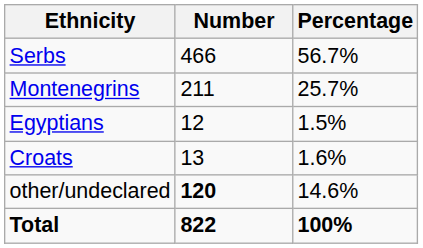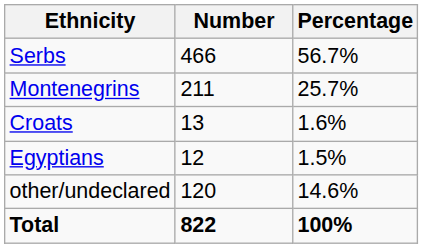rows swapped: (41, 157) <-> (57, 123)
(198, 191) bold -> (198, 191) normal
